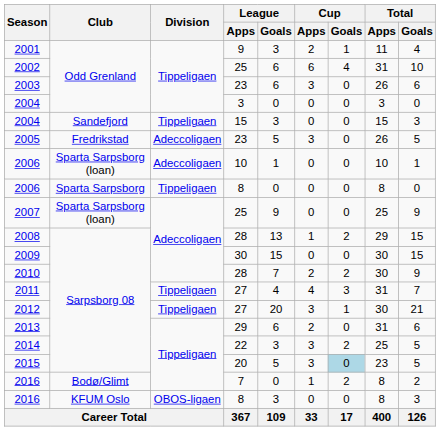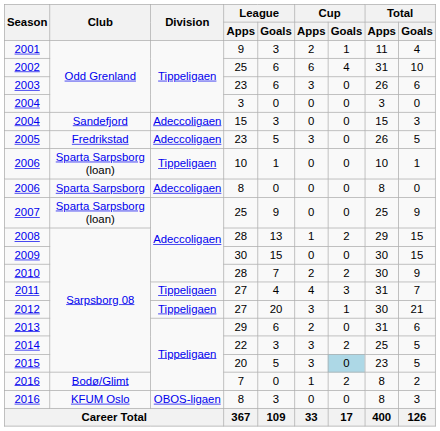(187, 121) Tippeligaen -> (187, 121) Adeccoligaen
(187, 164) Adeccoligaen -> (187, 164) Tippeligaen
(187, 188) Tippeligaen -> (187, 188) Adeccoligaen
